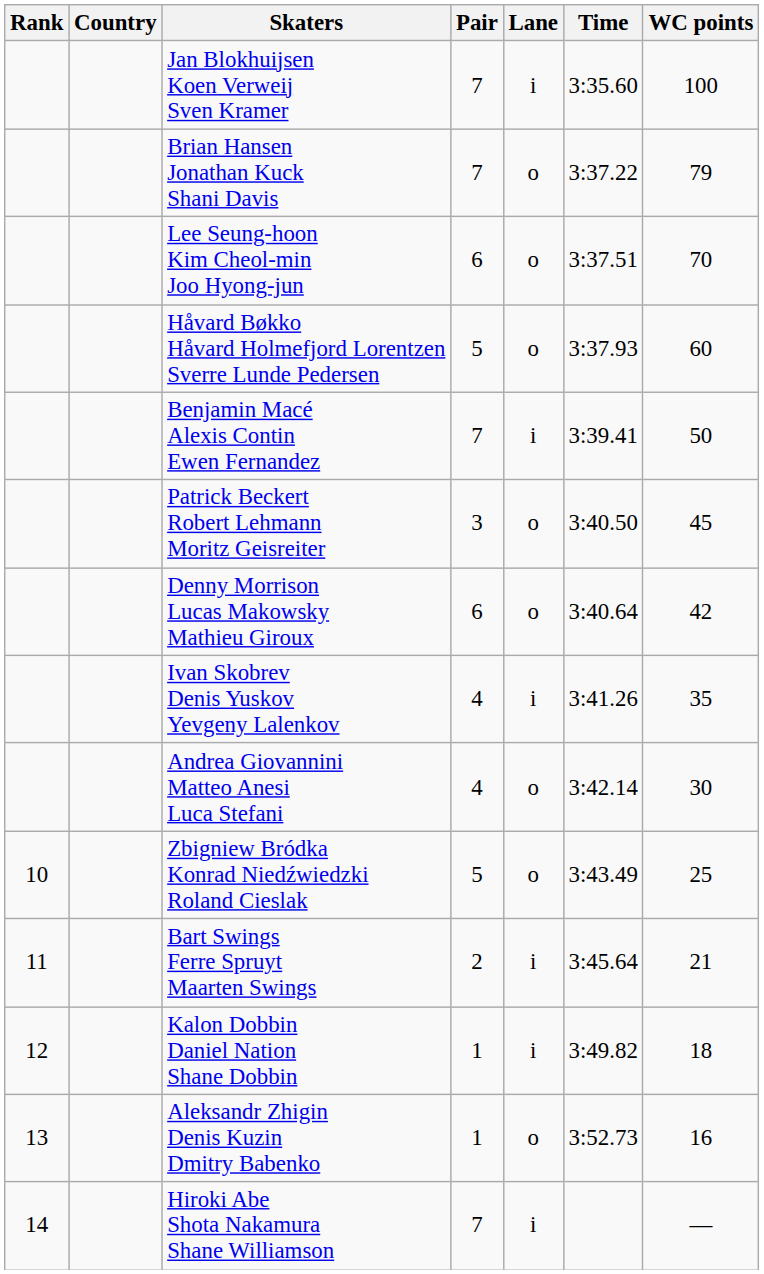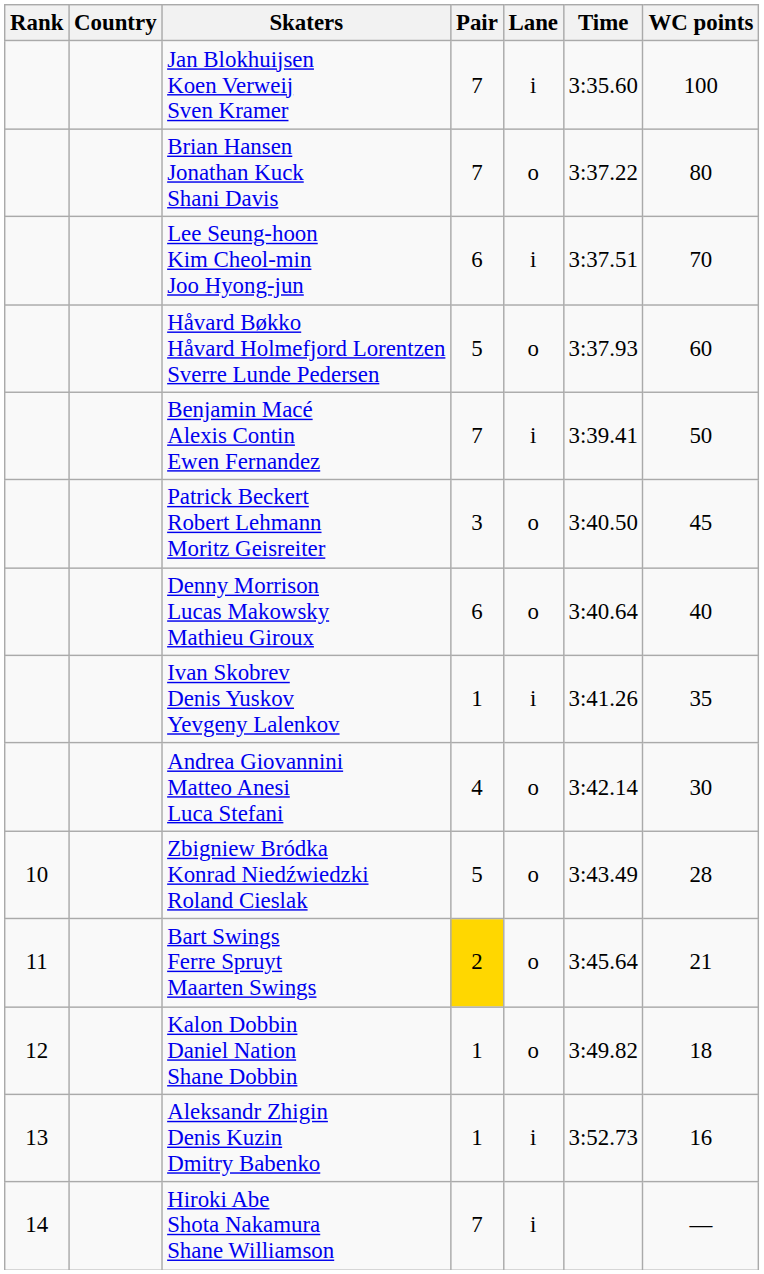(701, 172) 79 -> (701, 172) 80
(533, 260) o -> (533, 260) i
(701, 611) 42 -> (701, 611) 40
(477, 699) 4 -> (477, 699) 1
(701, 874) 25 -> (701, 874) 28
(477, 962) no background -> (477, 962) gold background
(533, 962) i -> (533, 962) o
(533, 1050) i -> (533, 1050) o
(533, 1137) o -> (533, 1137) i
